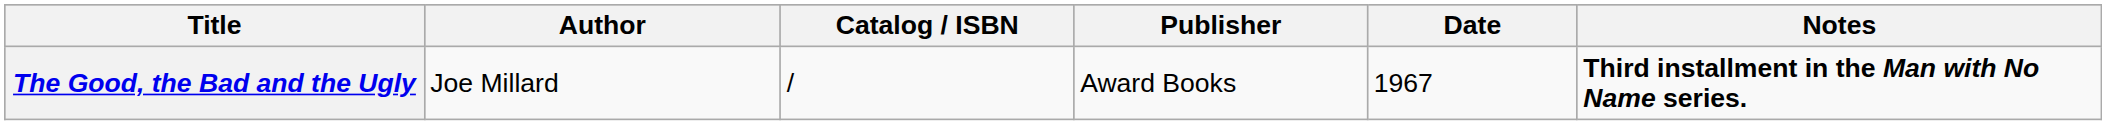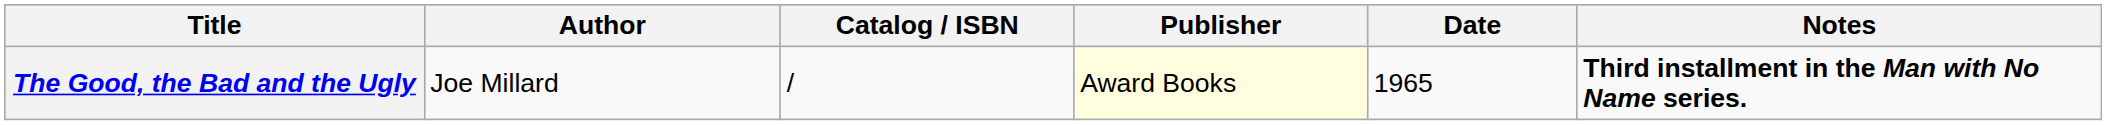(1158, 82) no background -> (1158, 82) lightyellow background
(1403, 82) 1967 -> (1403, 82) 1965
